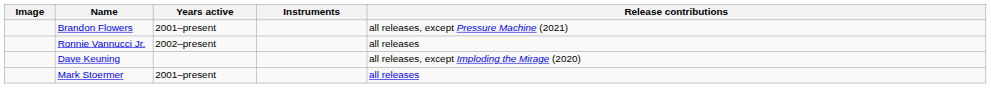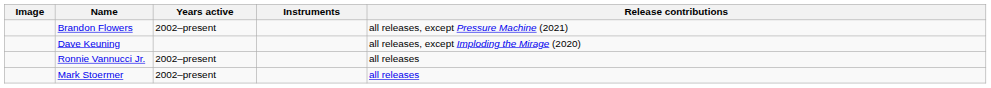(186, 28) 2001–present -> (186, 28) 2002–present
rows swapped: (89, 59) <-> (101, 43)
(186, 75) 2001–present -> (186, 75) 2002–present
